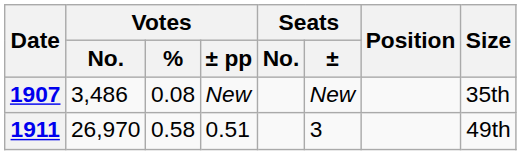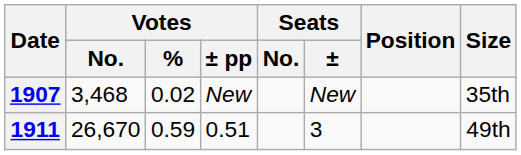(99, 94) 3,486 -> (99, 94) 3,468
(173, 94) 0.08 -> (173, 94) 0.02
(106, 130) 26,970 -> (106, 130) 26,670
(173, 130) 0.58 -> (173, 130) 0.59
